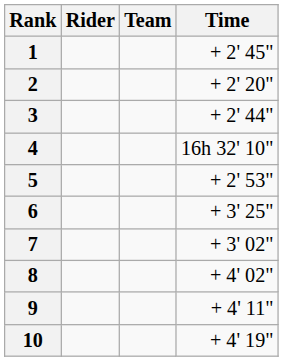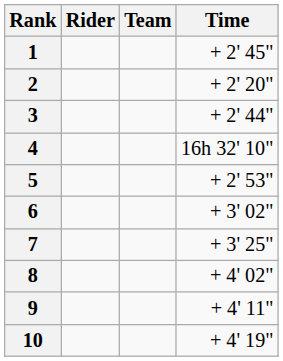(242, 212) + 3' 25" -> (242, 212) + 3' 02"
(242, 244) + 3' 02" -> (242, 244) + 3' 25"
